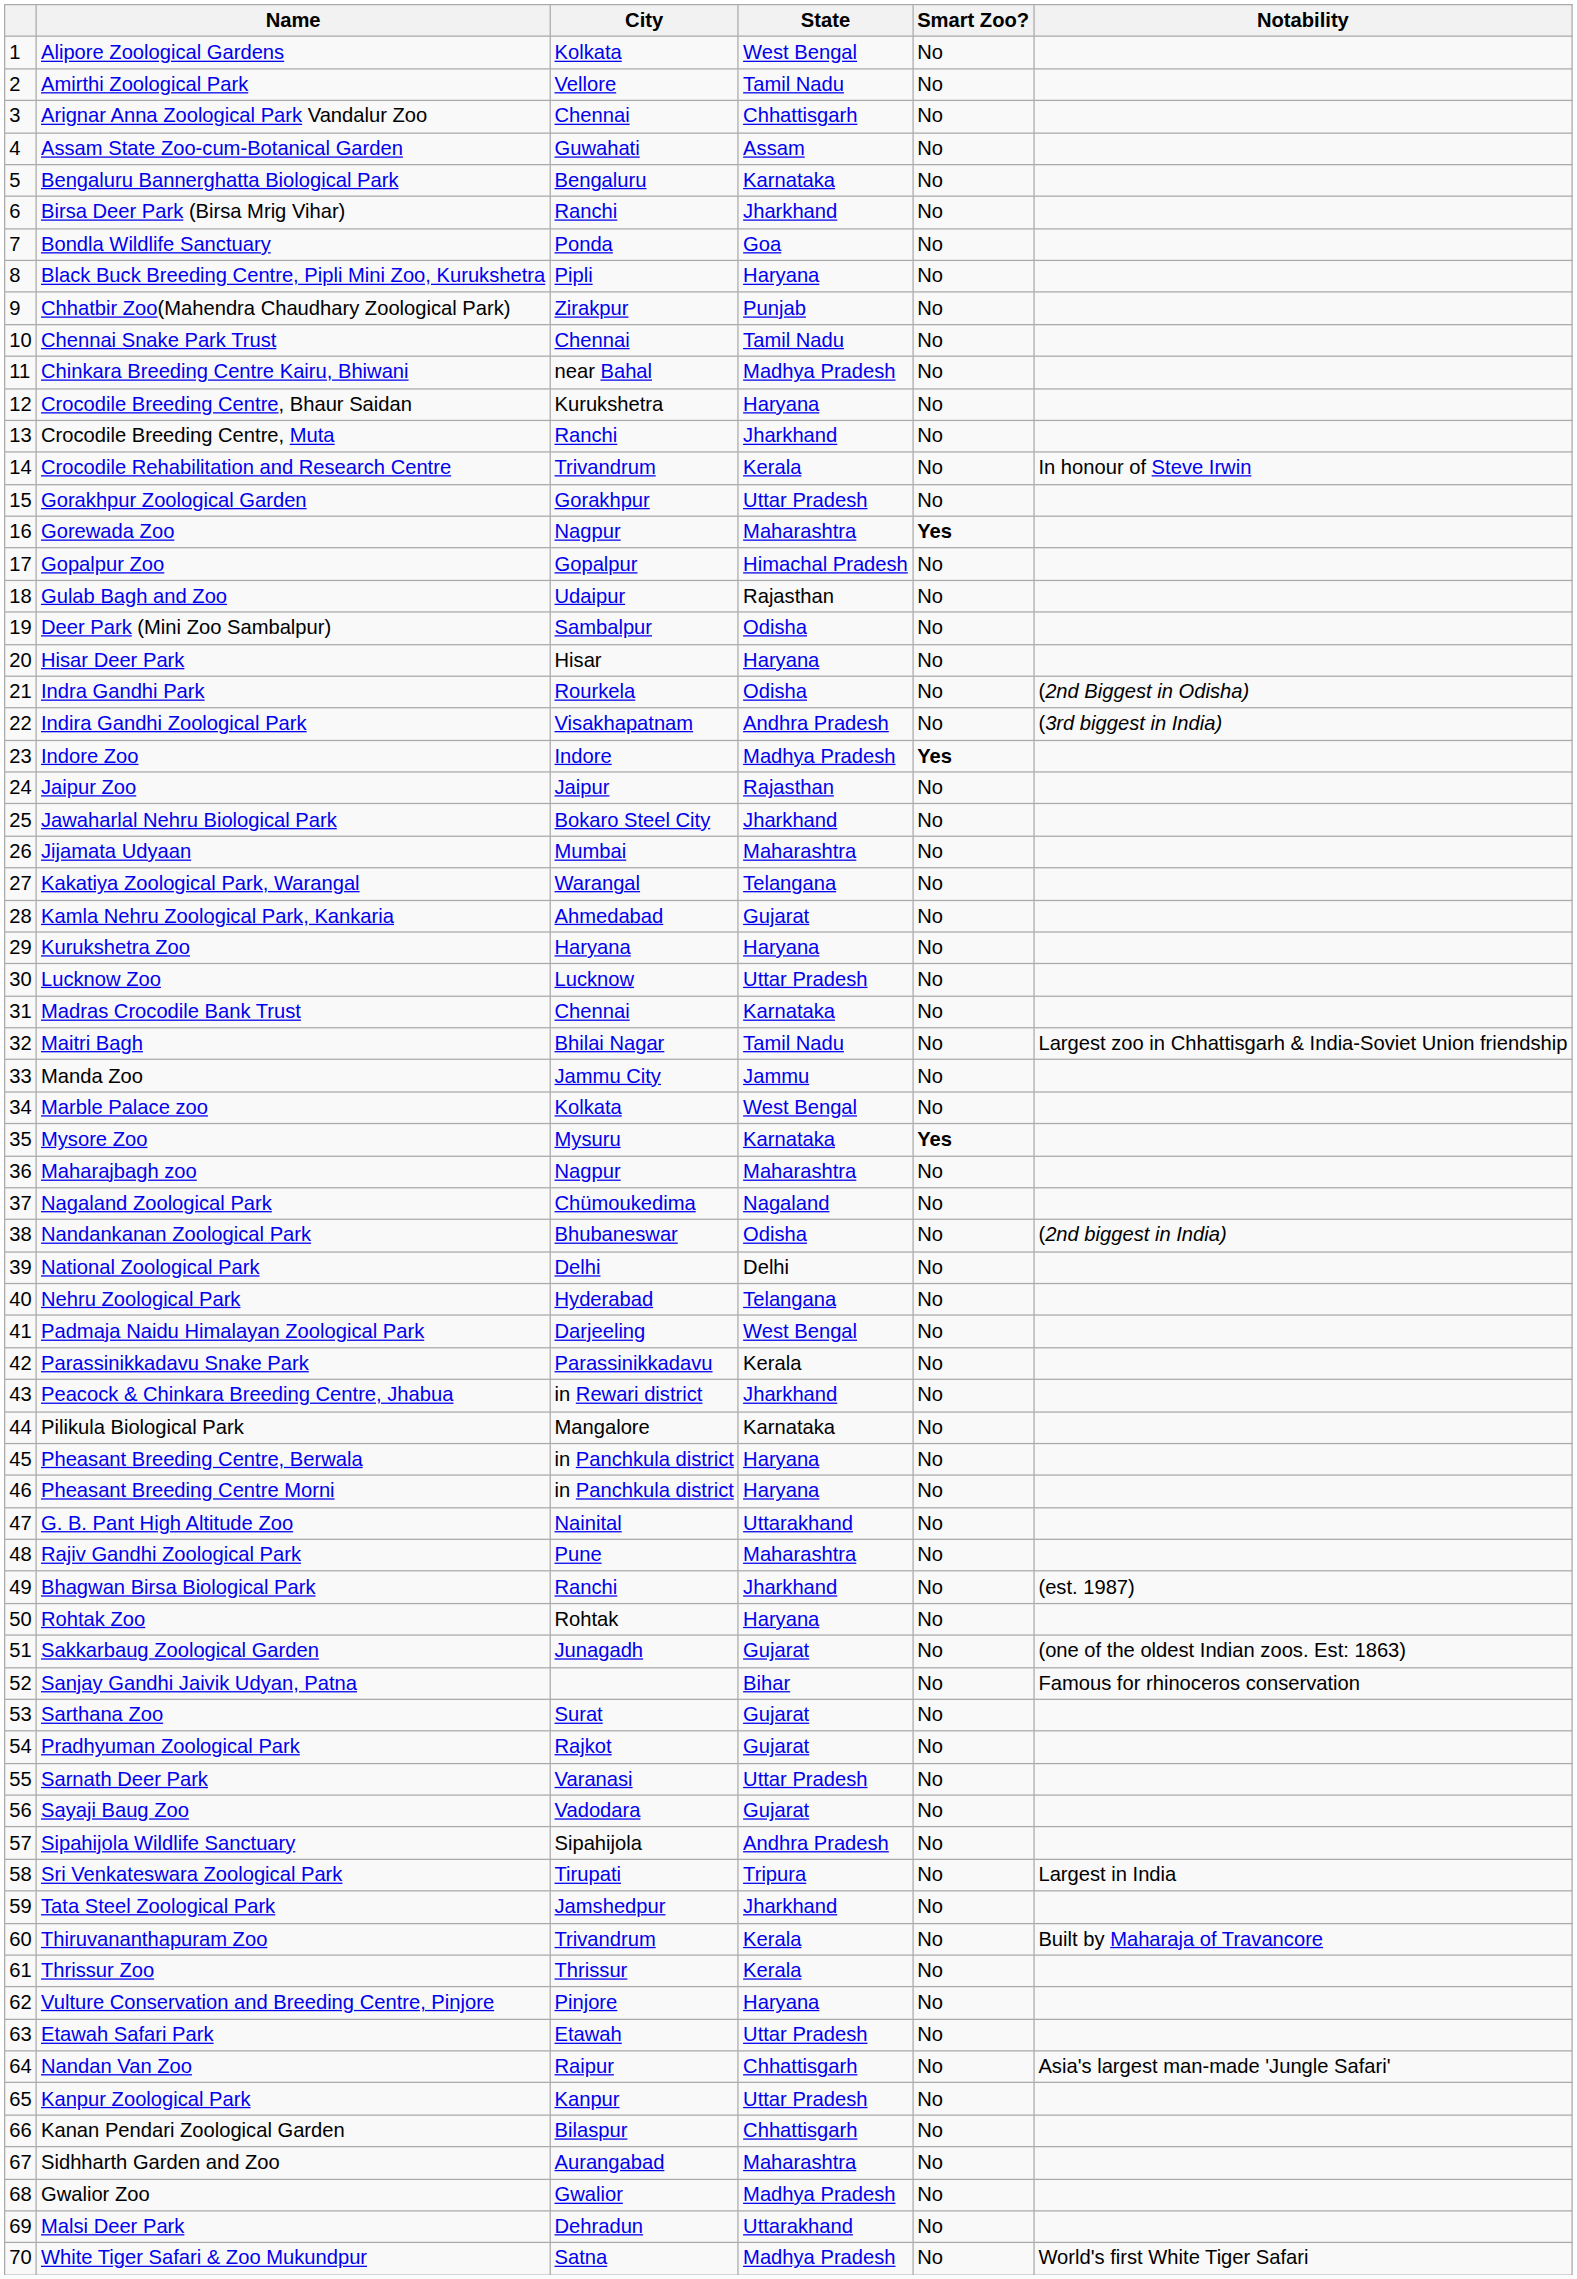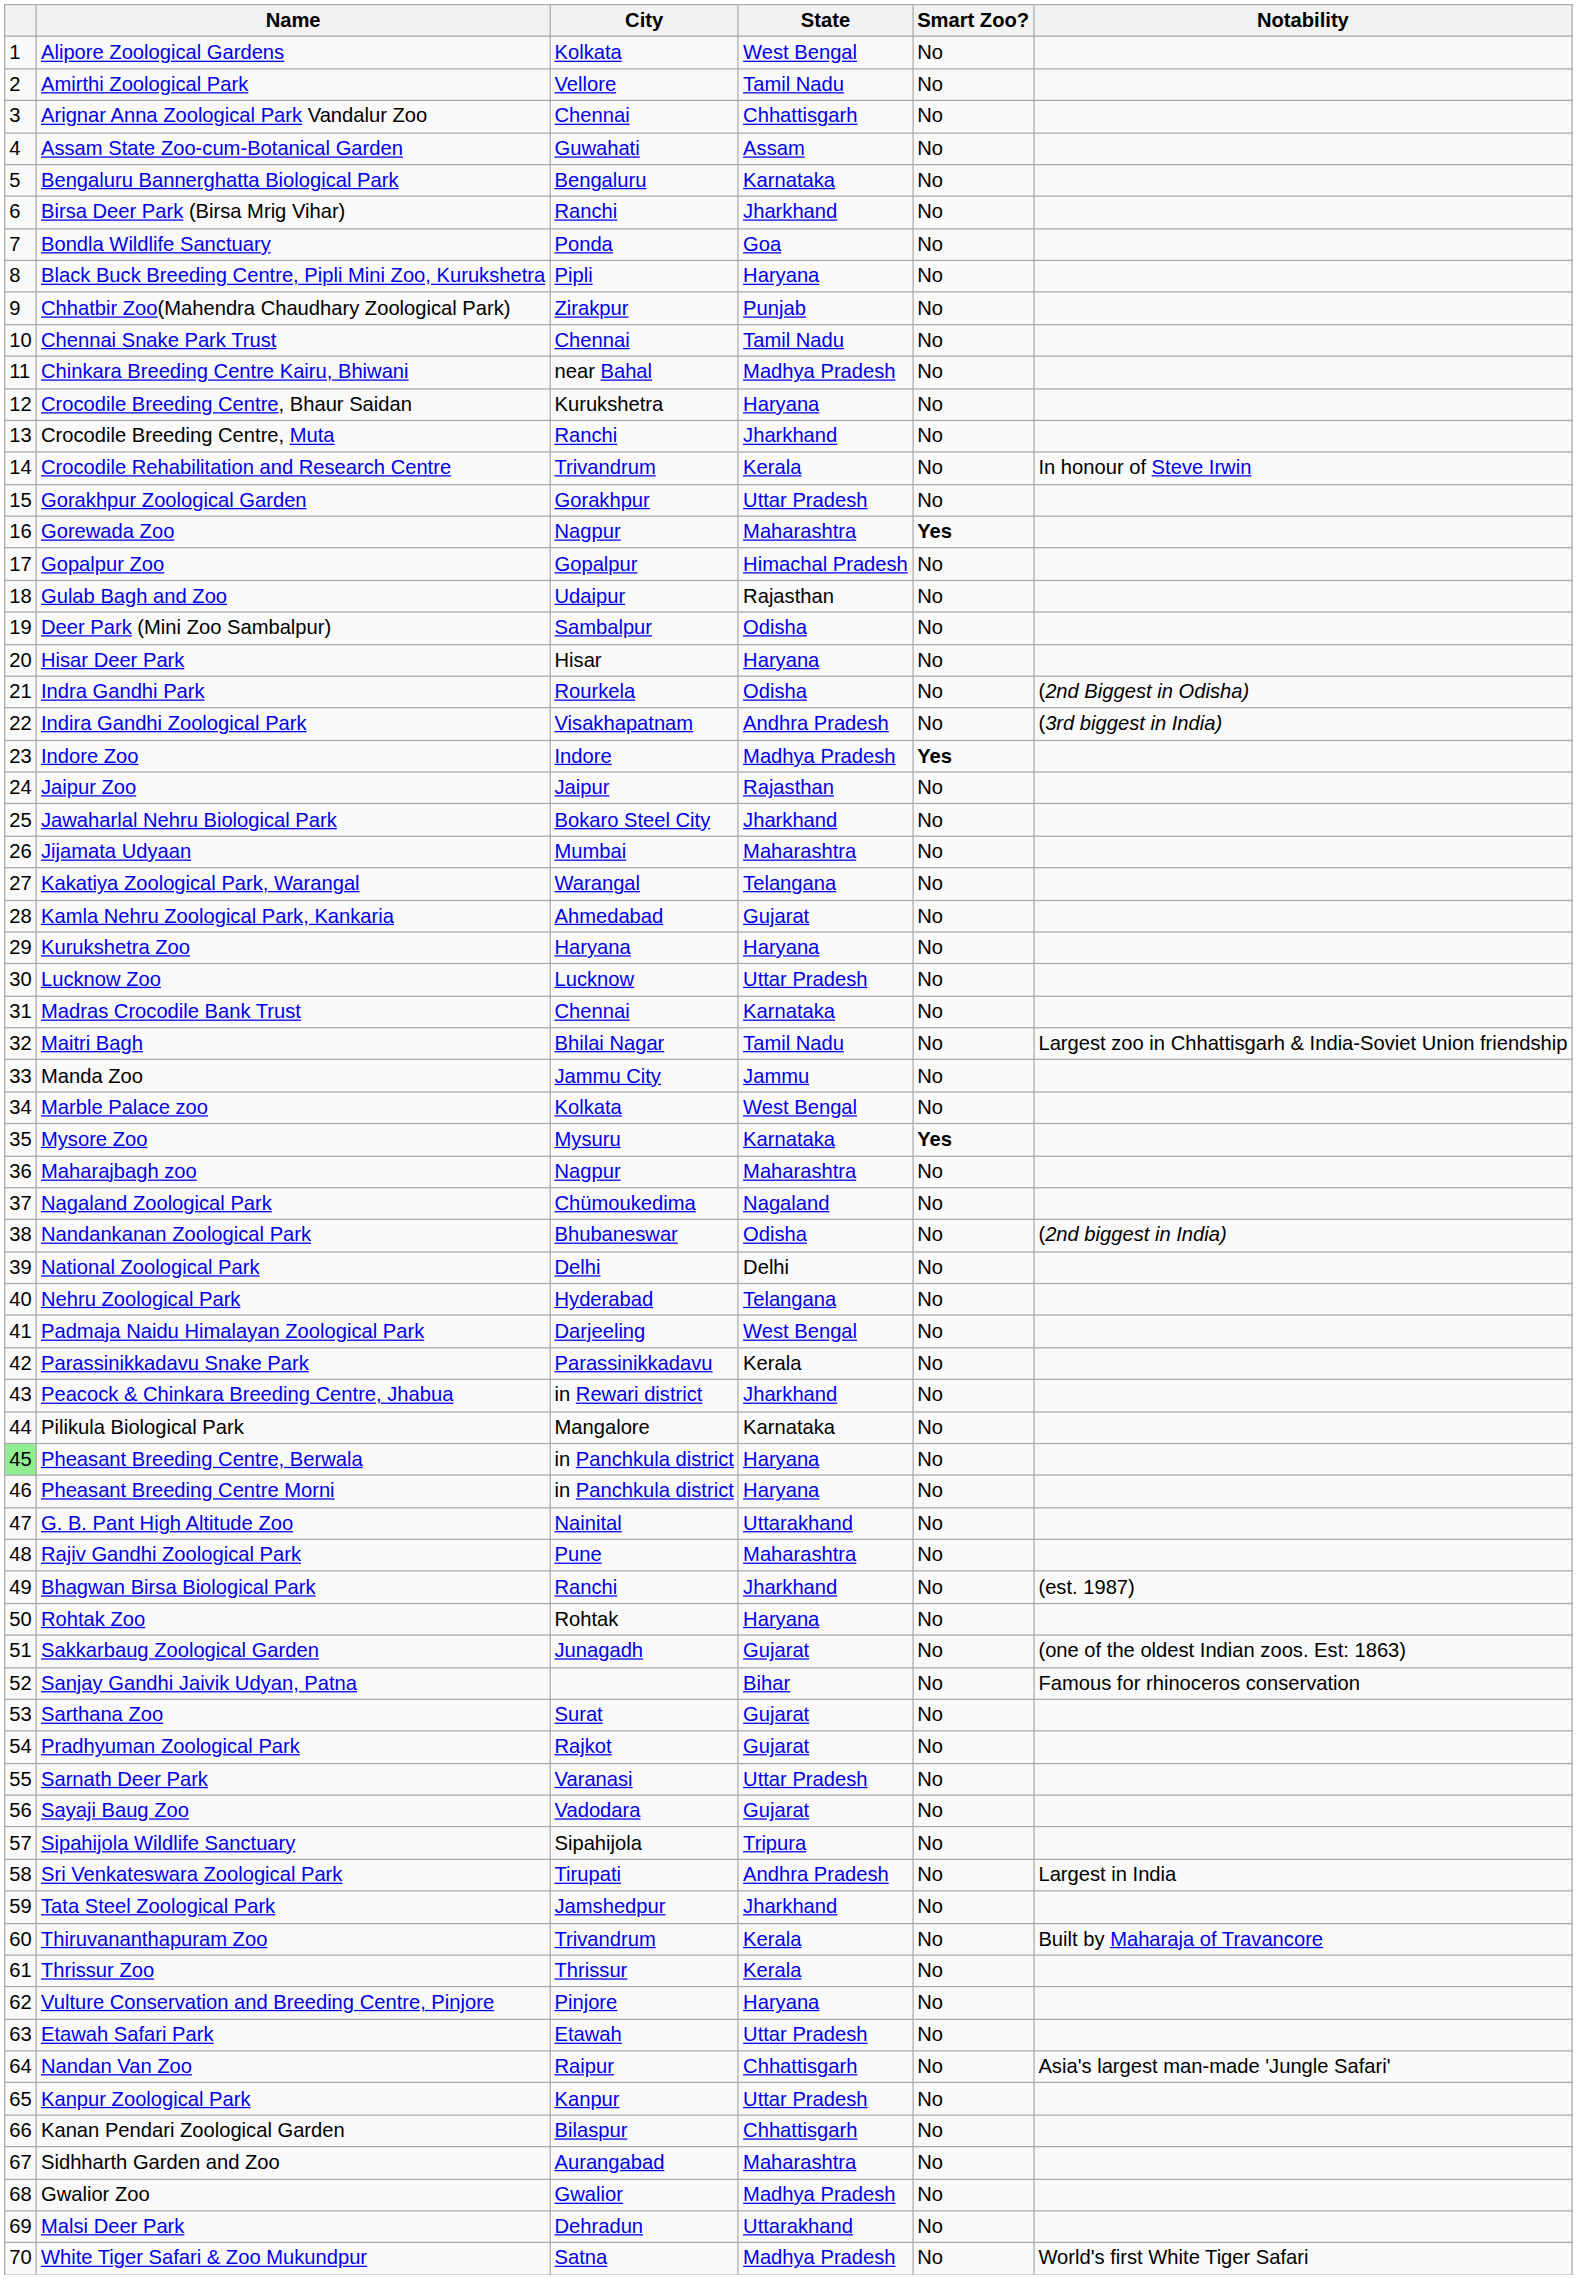(20, 1459) no background -> (20, 1459) lightgreen background
(816, 1842) Andhra Pradesh -> (775, 1842) Tripura
(775, 1874) Tripura -> (816, 1874) Andhra Pradesh
